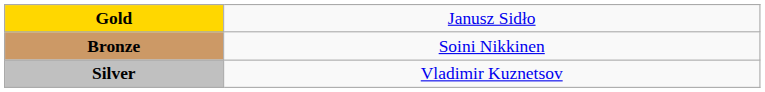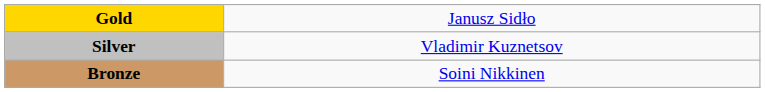rows swapped: (114, 73) <-> (114, 45)
